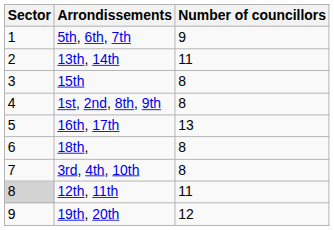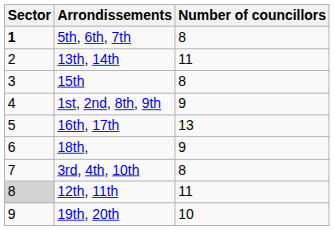(12, 37) normal -> (12, 37) bold
(182, 37) 9 -> (182, 37) 8
(182, 103) 8 -> (182, 103) 9
(182, 147) 8 -> (182, 147) 9
(186, 214) 12 -> (186, 214) 10
